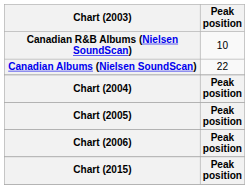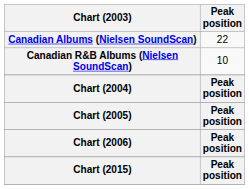rows swapped: (102, 67) <-> (102, 45)
